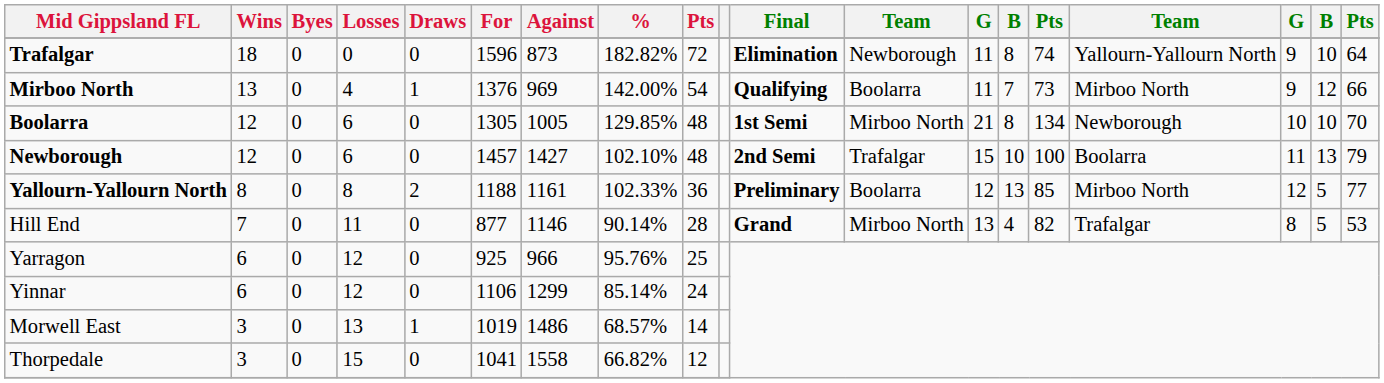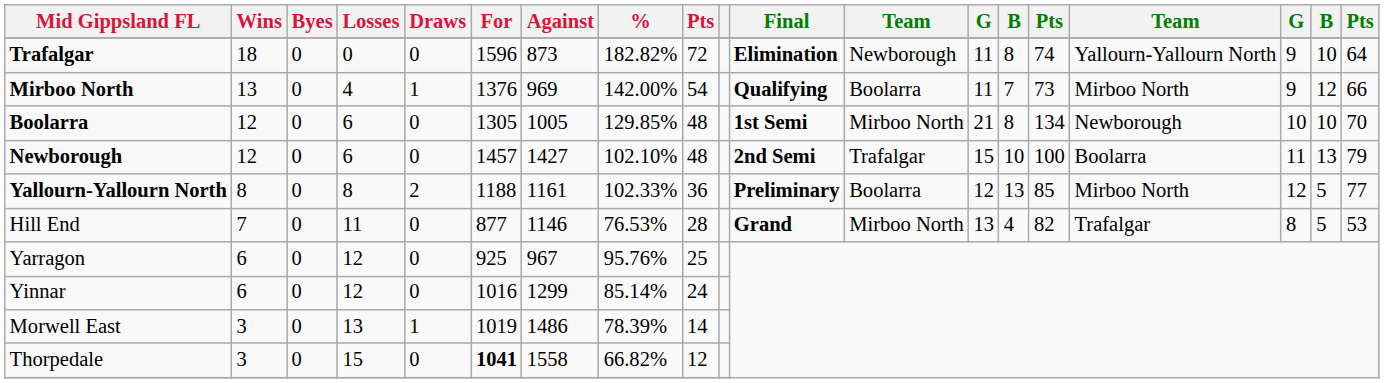(635, 224) 90.14% -> (635, 224) 76.53%
(542, 258) 966 -> (542, 258) 967
(496, 292) 1106 -> (496, 292) 1016
(635, 325) 68.57% -> (635, 325) 78.39%
(496, 359) normal -> (496, 359) bold
